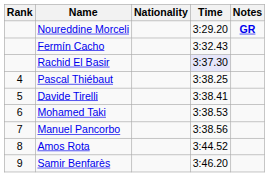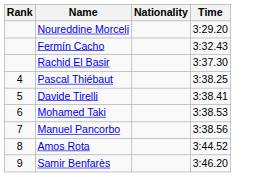- column: (248, 12)
(210, 63) lavender background -> (210, 63) no background
